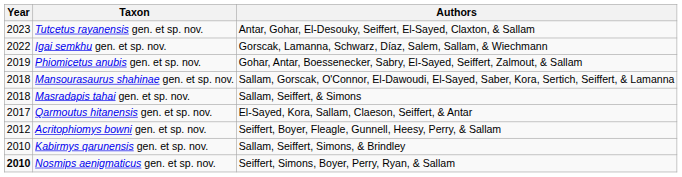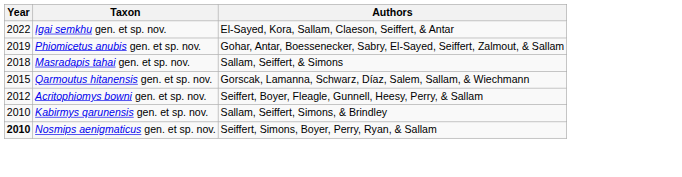- row: (119, 29)
(393, 46) Gorscak, Lamanna, Schwarz, Díaz, Salem, Sallam, & Wiechmann -> (337, 29) El-Sayed, Kora, Sallam, Claeson, Seiffert, & Antar
- row: (135, 79)
(19, 113) 2017 -> (19, 79) 2015
(356, 113) El-Sayed, Kora, Sallam, Claeson, Seiffert, & Antar -> (375, 79) Gorscak, Lamanna, Schwarz, Díaz, Salem, Sallam, & Wiechmann
